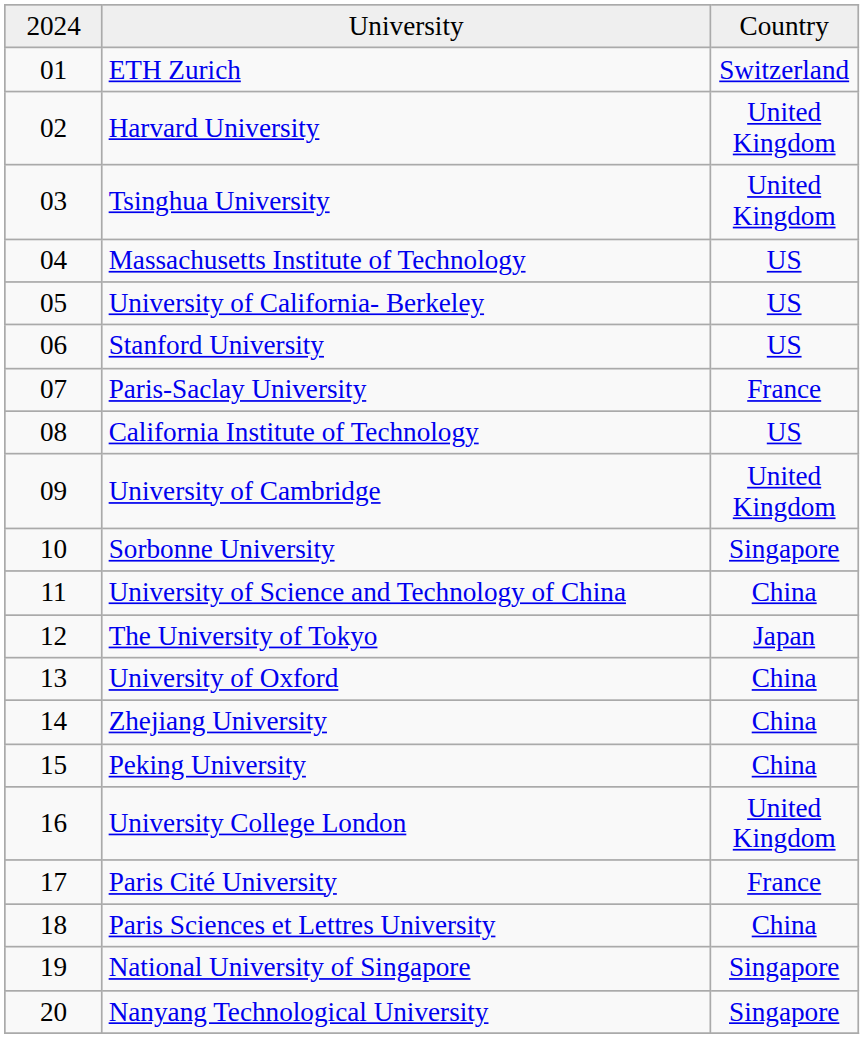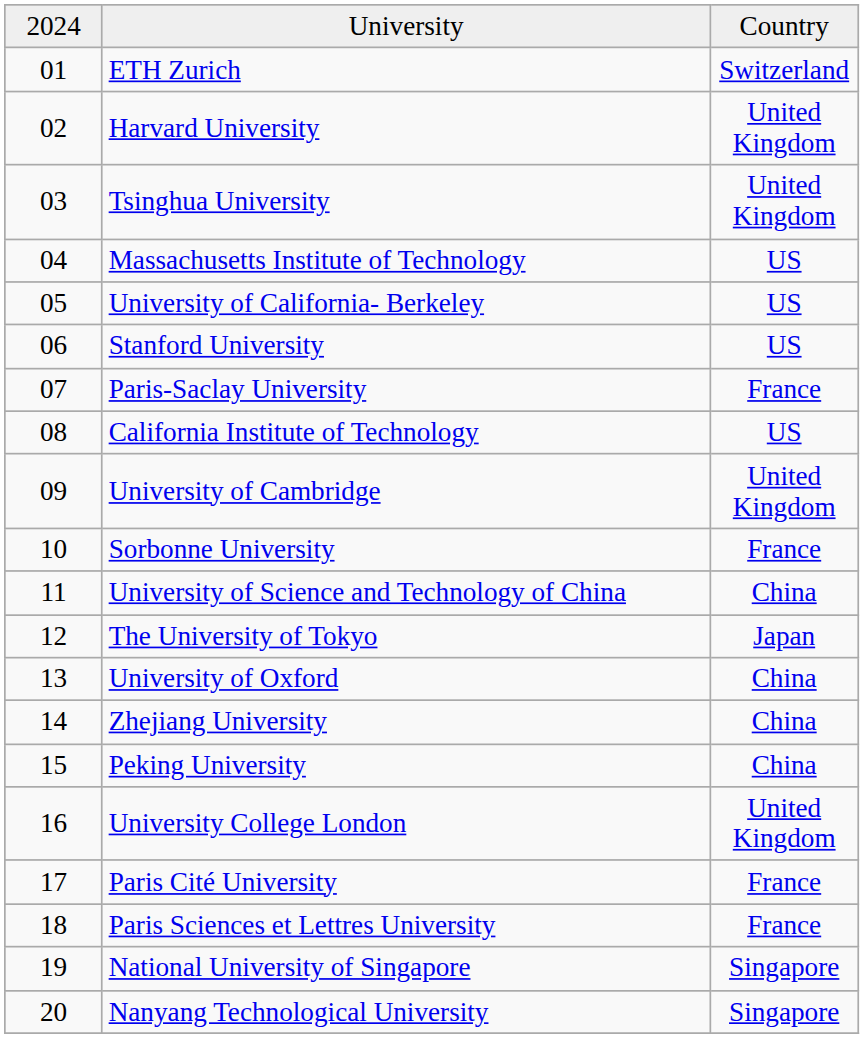(784, 549) Singapore -> (784, 549) France
(784, 924) China -> (784, 924) France
